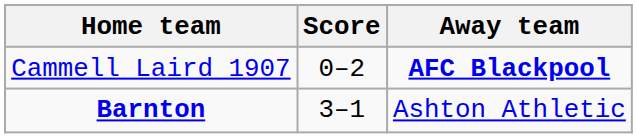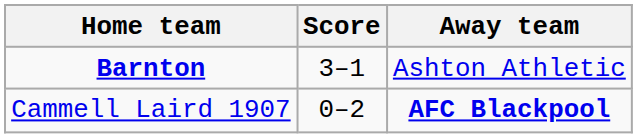rows swapped: (151, 110) <-> (151, 68)
